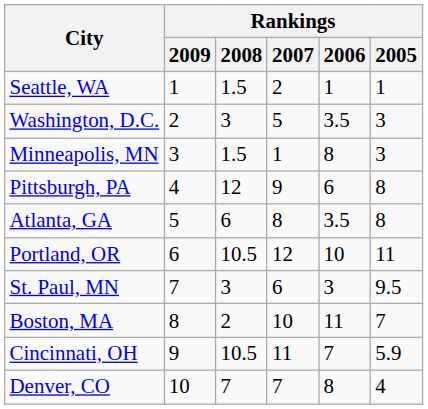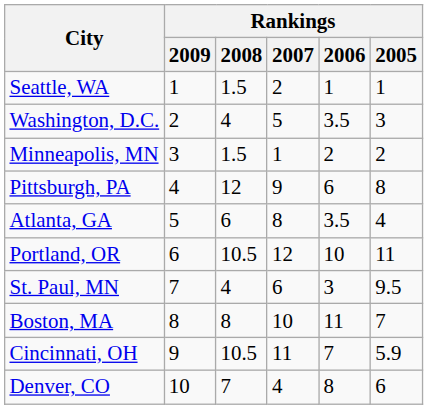(226, 120) 3 -> (226, 120) 4
(329, 154) 8 -> (329, 154) 2
(380, 154) 3 -> (380, 154) 2
(380, 220) 8 -> (380, 220) 4
(226, 287) 3 -> (226, 287) 4
(226, 320) 2 -> (226, 320) 8
(277, 386) 7 -> (277, 386) 4
(380, 386) 4 -> (380, 386) 6
